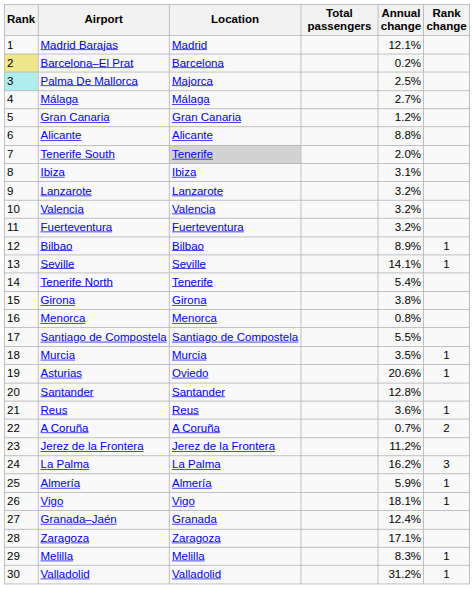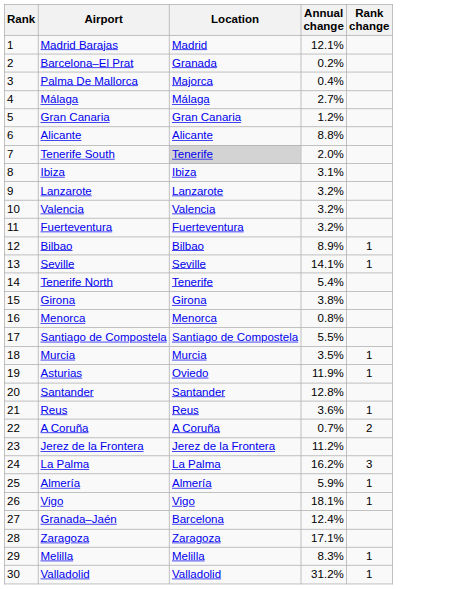- column: (339, 20)
(10, 63) khaki background -> (10, 63) no background
(198, 63) Barcelona -> (194, 63) Granada
(10, 81) paleturquoise background -> (10, 81) no background
(408, 81) 2.5% -> (331, 81) 0.4%
(405, 373) 20.6% -> (328, 373) 11.9%
(194, 519) Granada -> (198, 519) Barcelona
